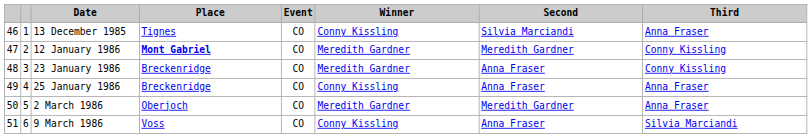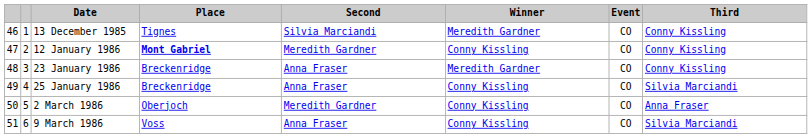columns swapped: (298, 13) <-> (561, 13)
(358, 32) Conny Kissling -> (494, 32) Meredith Gardner
(677, 32) Anna Fraser -> (685, 32) Conny Kissling
(364, 50) Meredith Gardner -> (488, 50) Conny Kissling
(677, 87) Anna Fraser -> (691, 87) Silvia Marciandi
(364, 106) Meredith Gardner -> (488, 106) Conny Kissling
